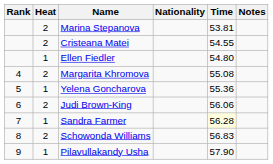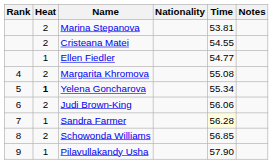(222, 58) 54.80 -> (222, 58) 54.77
(45, 89) normal -> (45, 89) bold
(222, 89) 55.36 -> (222, 89) 55.34
(222, 136) 56.83 -> (222, 136) 56.85
